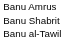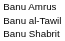rows swapped: (31, 20) <-> (32, 34)
